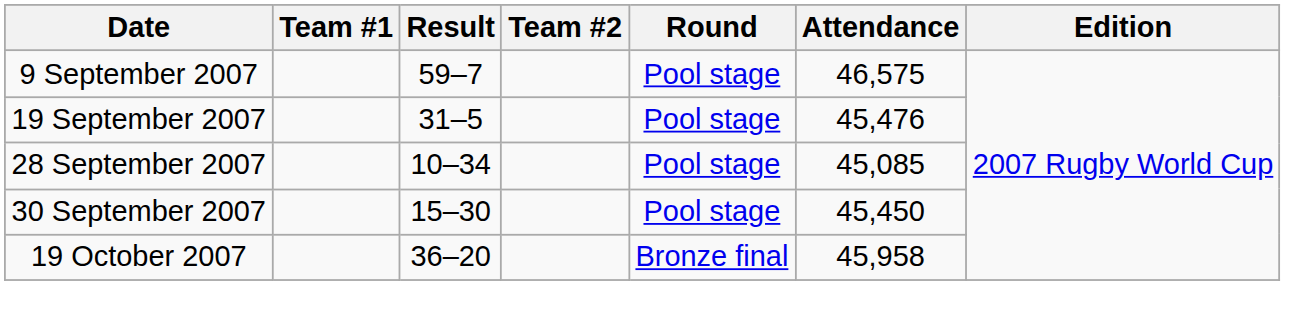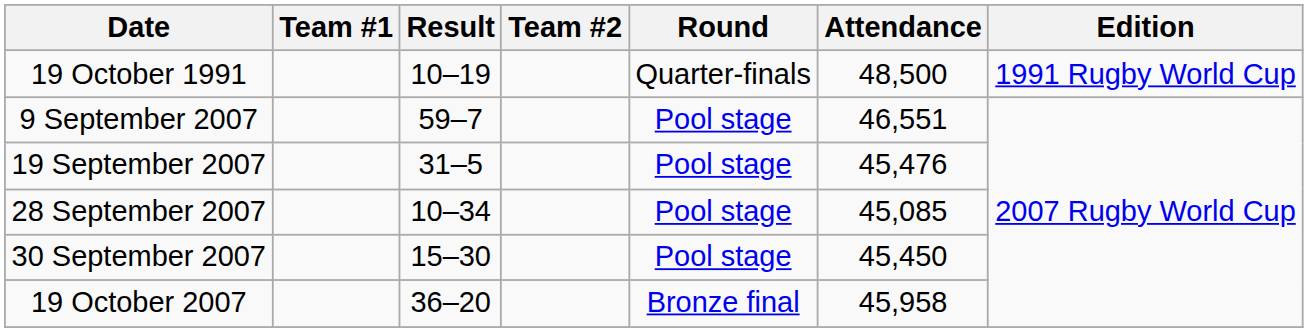+ row: (139, 73)
(881, 73) 46,575 -> (903, 119) 46,551
